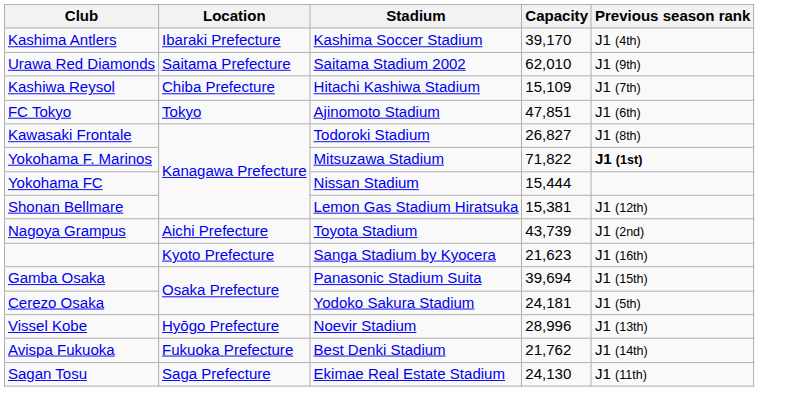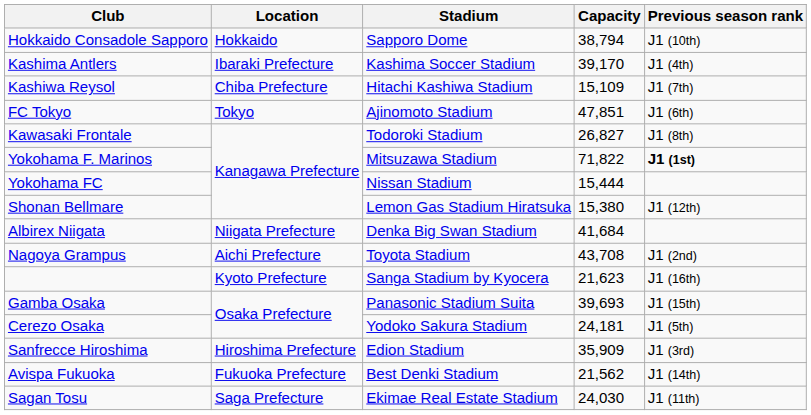+ row: (108, 40)
- row: (81, 64)
(548, 207) 15,381 -> (601, 207) 15,380
+ row: (56, 231)
(548, 231) 43,739 -> (601, 254) 43,708
(548, 278) 39,694 -> (601, 302) 39,693
- row: (48, 326)
+ row: (78, 350)
(548, 350) 21,762 -> (601, 374) 21,562
(548, 374) 24,130 -> (601, 398) 24,030
